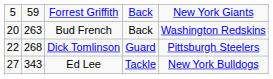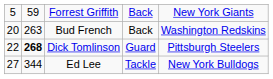(33, 47) normal -> (33, 47) bold
(33, 64) 343 -> (33, 64) 344
